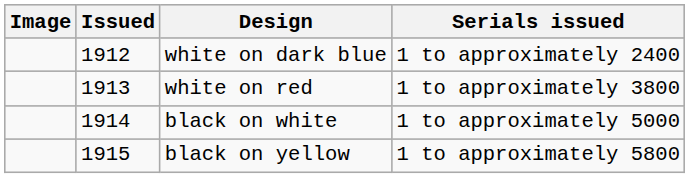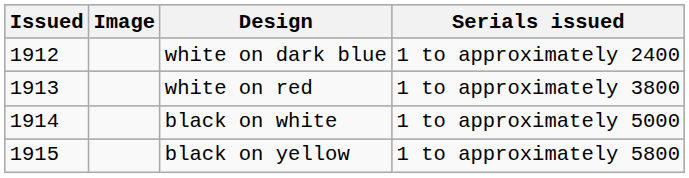columns swapped: (41, 22) <-> (118, 22)
